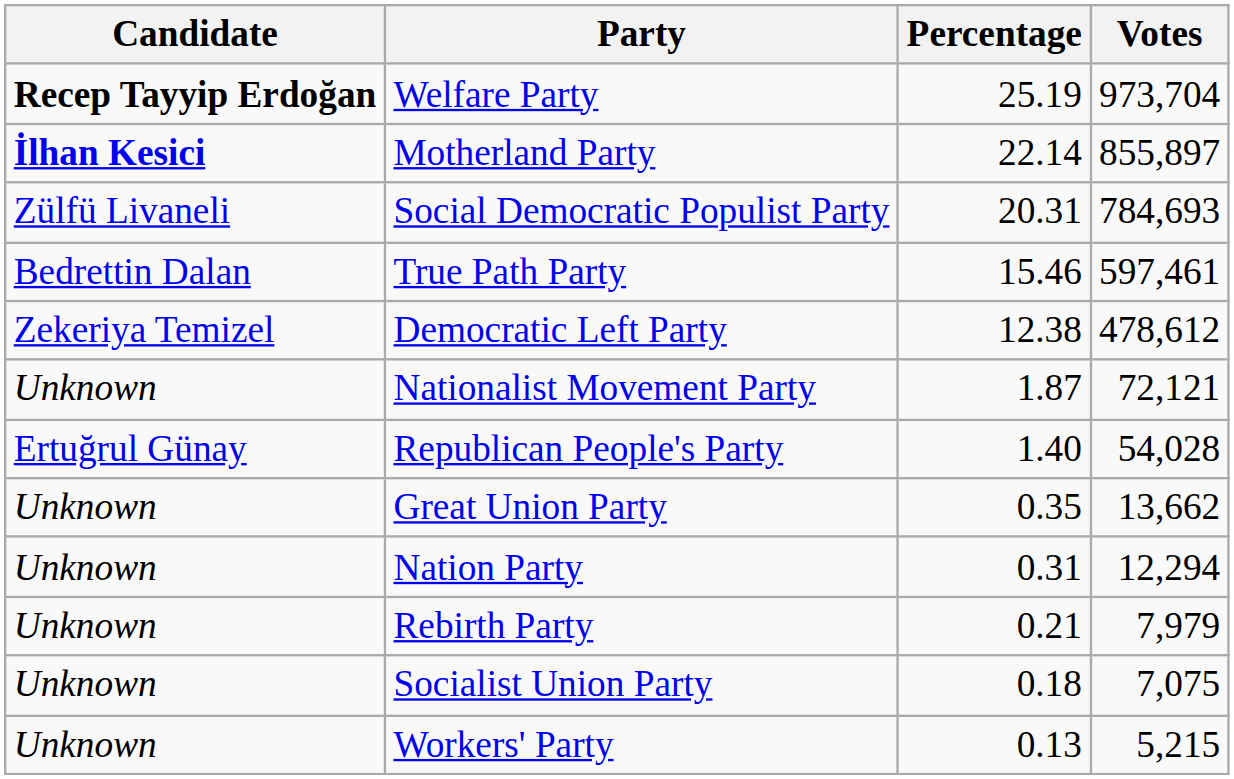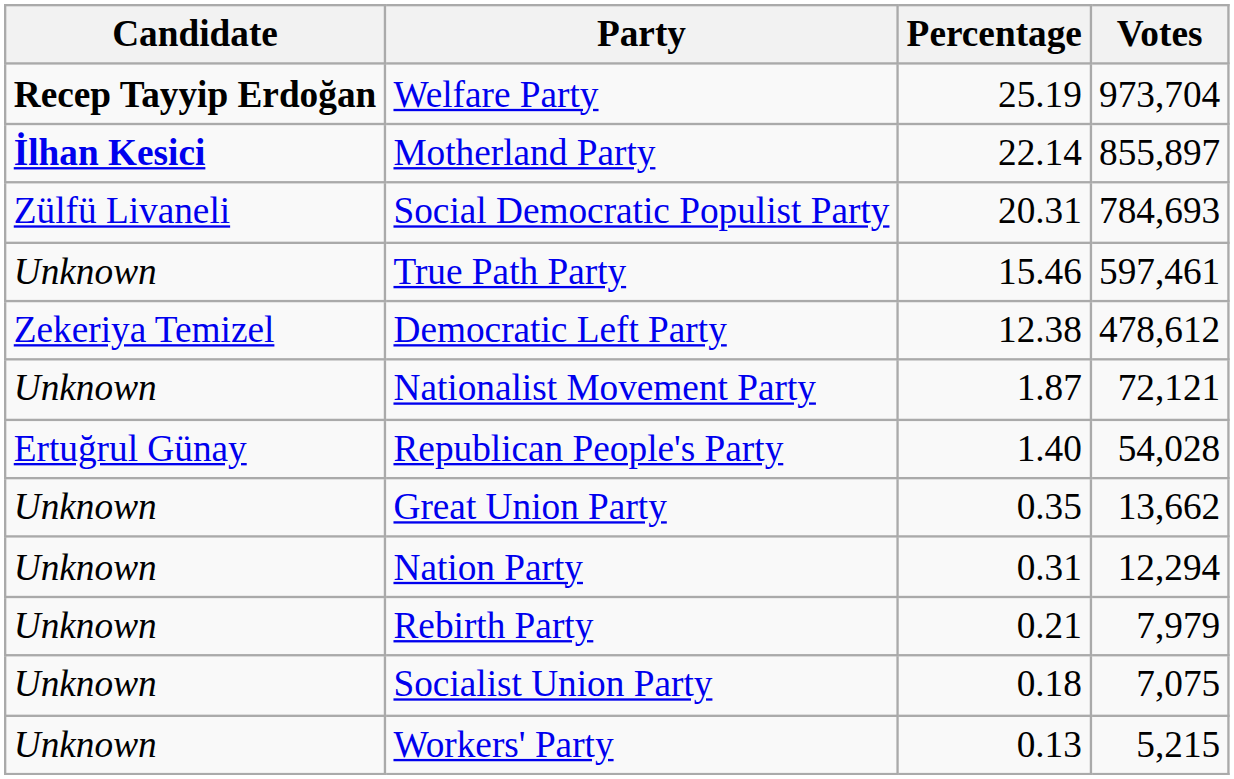(132, 270) Bedrettin Dalan -> (85, 270) Unknown
